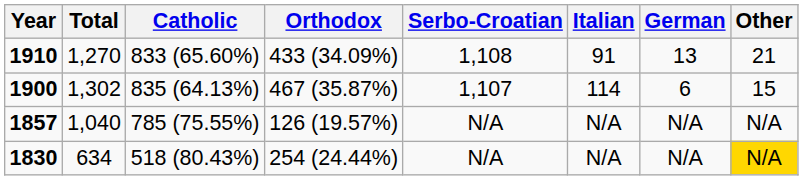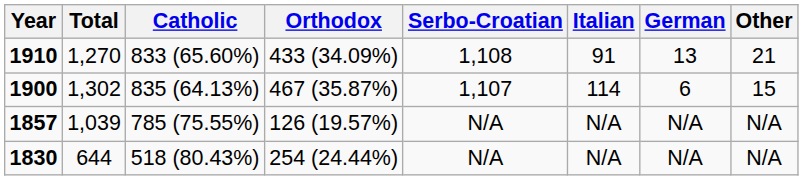(94, 123) 1,040 -> (94, 123) 1,039
(94, 157) 634 -> (94, 157) 644
(764, 157) gold background -> (764, 157) no background
